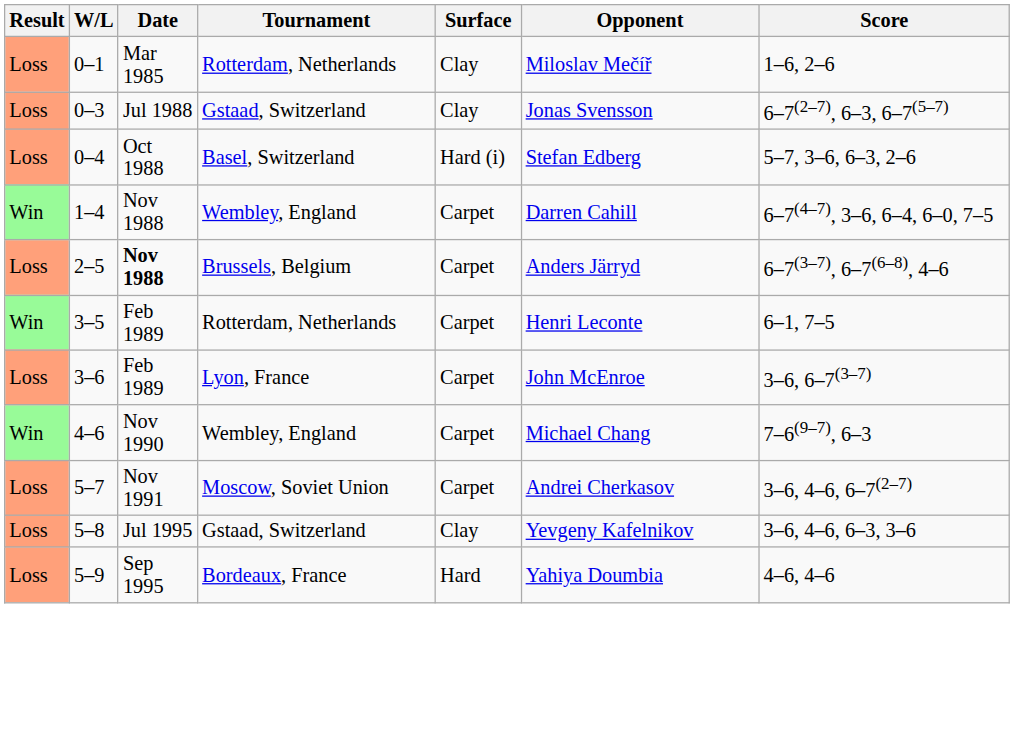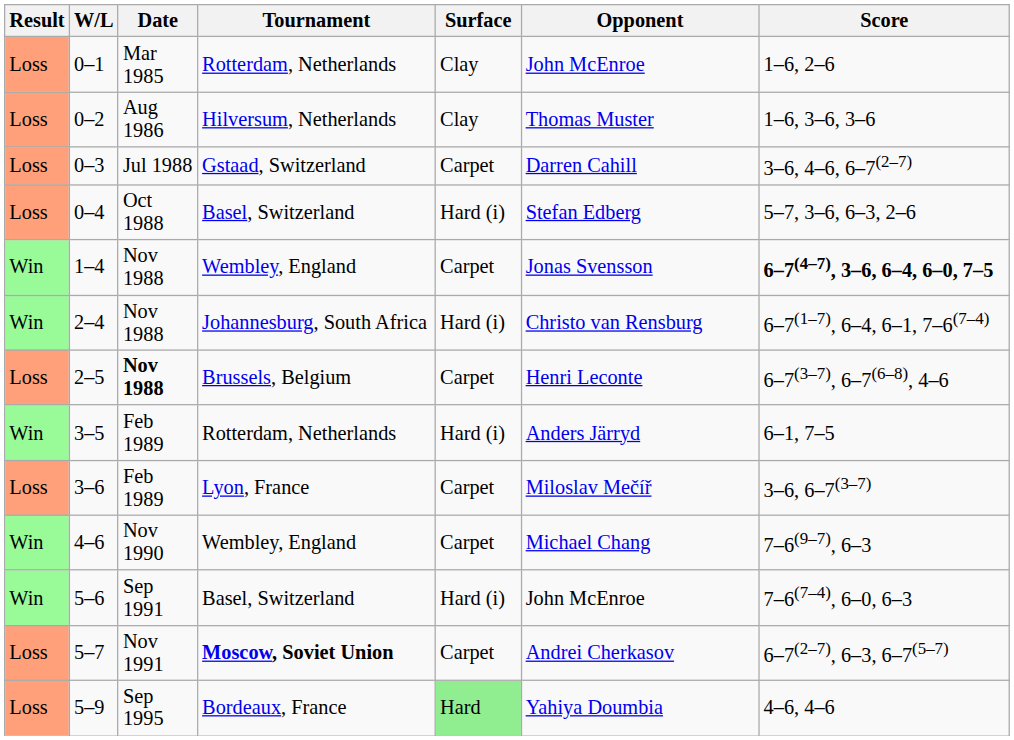(589, 64) Miloslav Mečíř -> (585, 64) John McEnroe
+ row: (89, 119)
(459, 110) Clay -> (467, 165) Carpet
(589, 110) Jonas Svensson -> (581, 165) Darren Cahill
(856, 110) 6–7(2–7), 6–3, 6–7(5–7) -> (838, 165) 3–6, 4–6, 6–7(2–7)
(581, 212) Darren Cahill -> (589, 267) Jonas Svensson
(878, 212) normal -> (878, 267) bold
+ row: (89, 322)
(583, 267) Anders Järryd -> (584, 377) Henri Leconte
(467, 322) Carpet -> (473, 432) Hard (i)
(584, 322) Henri Leconte -> (583, 432) Anders Järryd
(585, 377) John McEnroe -> (589, 487) Miloslav Mečíř
+ row: (89, 597)
(295, 487) normal -> (298, 652) bold
(838, 487) 3–6, 4–6, 6–7(2–7) -> (856, 652) 6–7(2–7), 6–3, 6–7(5–7)
- row: (89, 531)
(460, 574) no background -> (460, 707) lightgreen background
